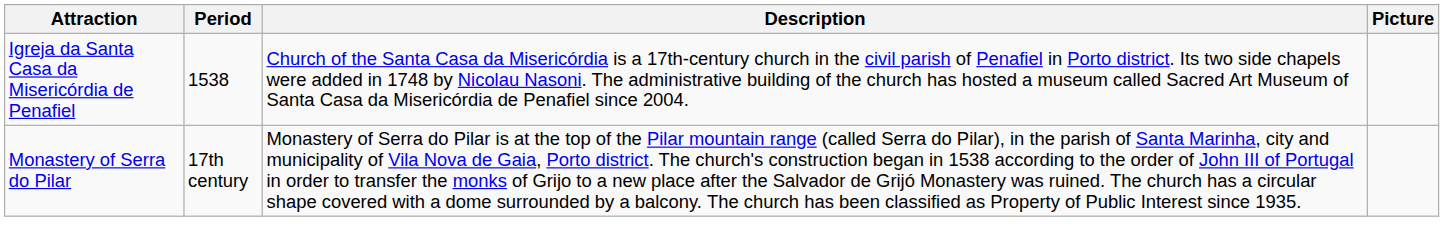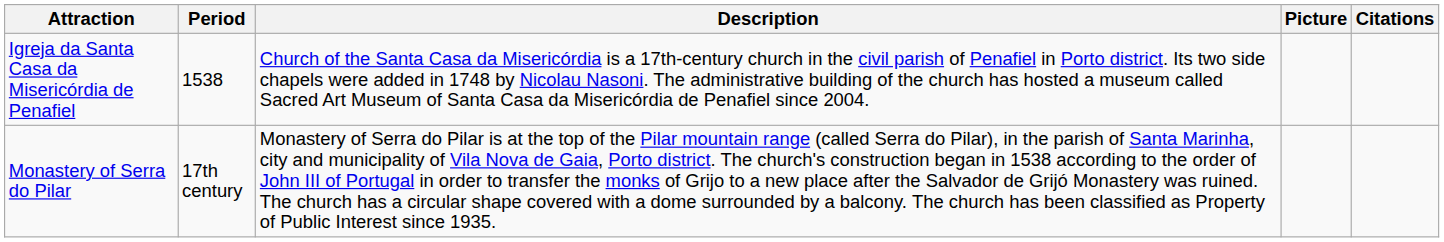+ column: (1395, 19)
